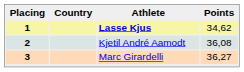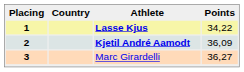(219, 27) 34,62 -> (220, 27) 34,22
(142, 42) normal -> (143, 42) bold
(219, 42) 36,08 -> (220, 42) 36,09
